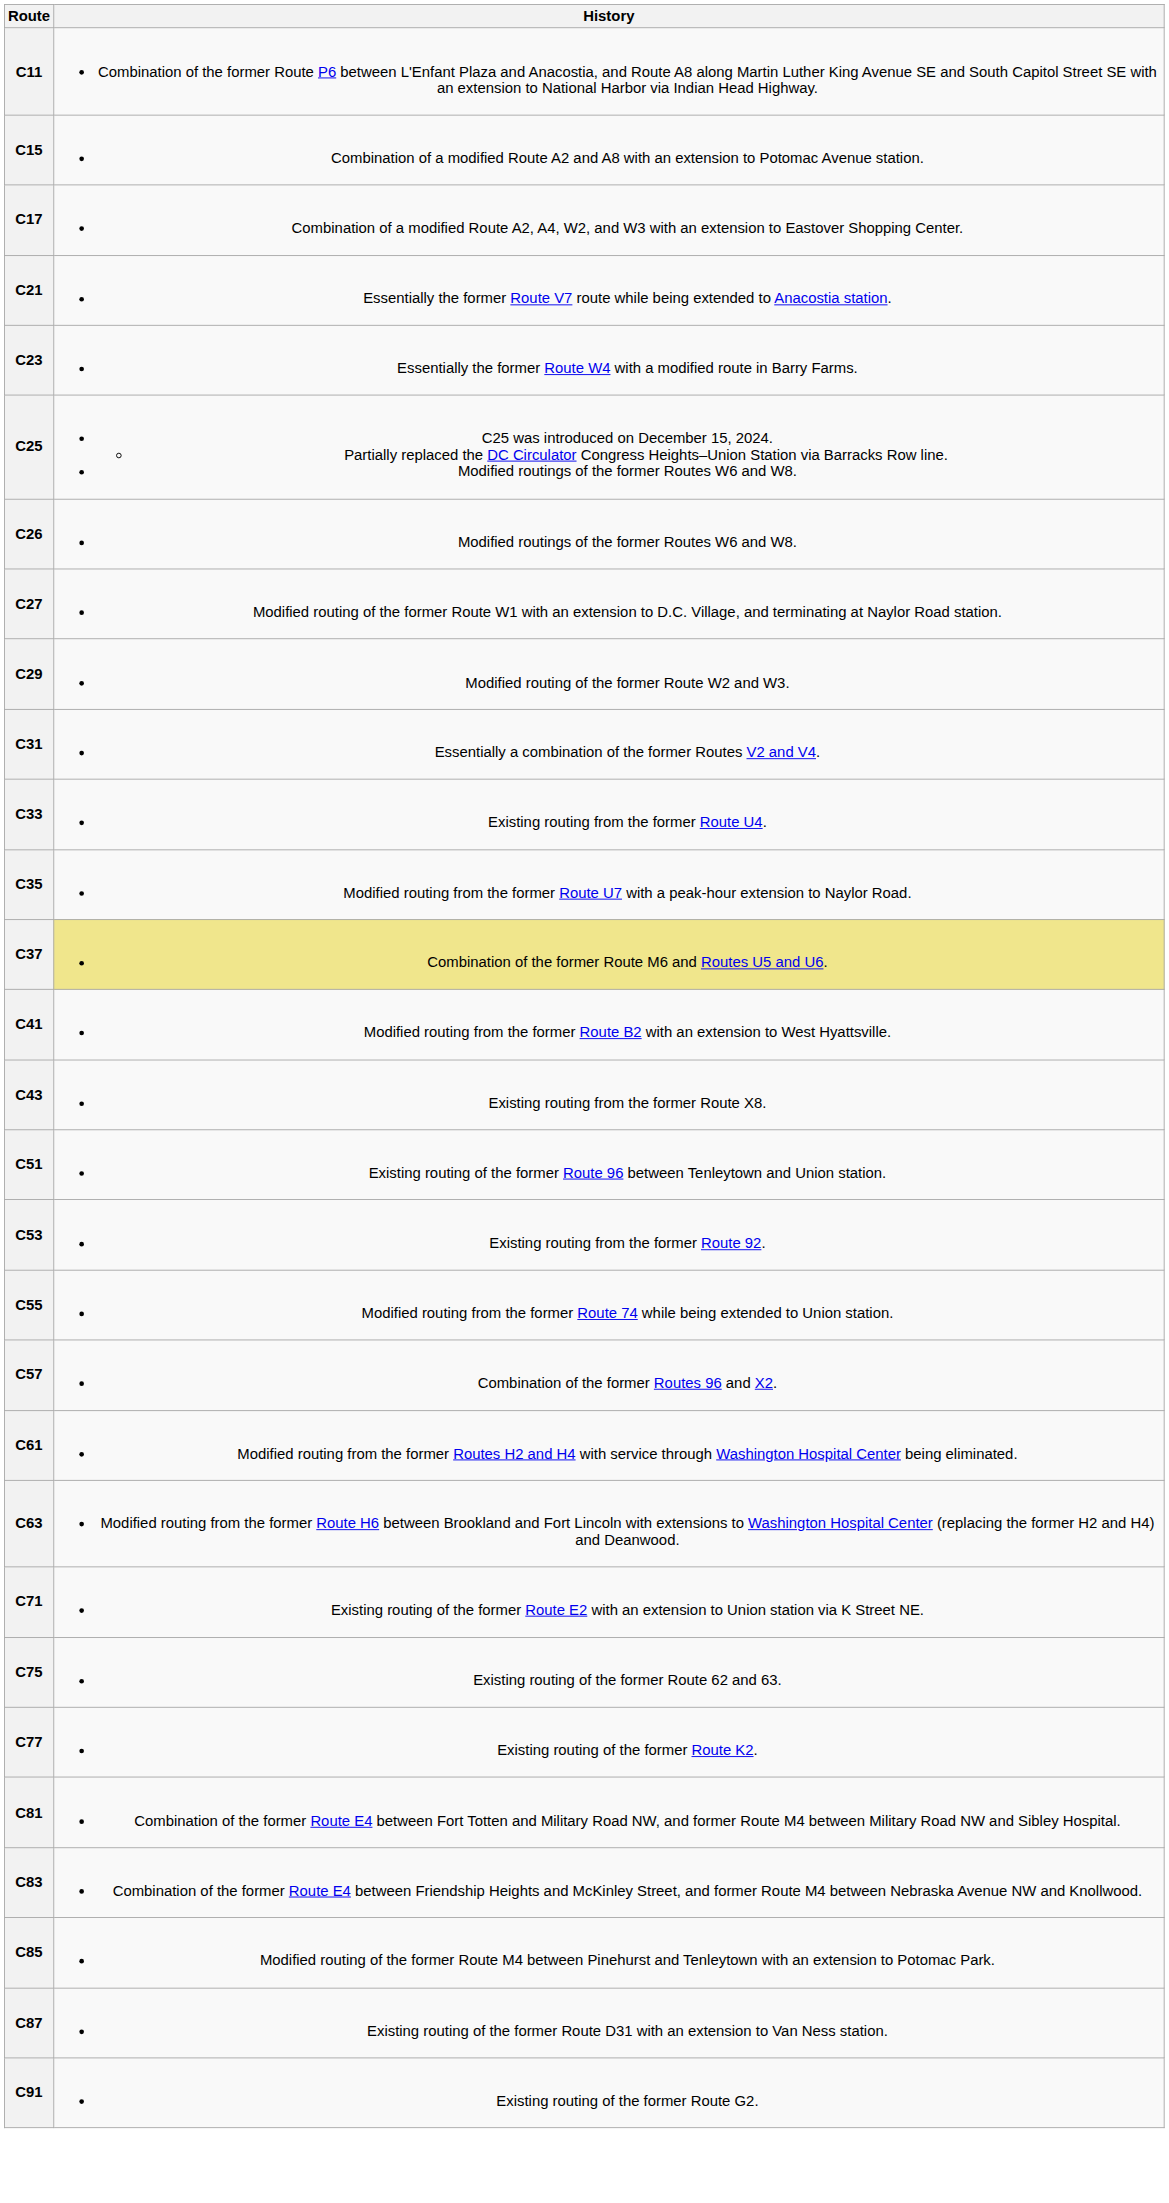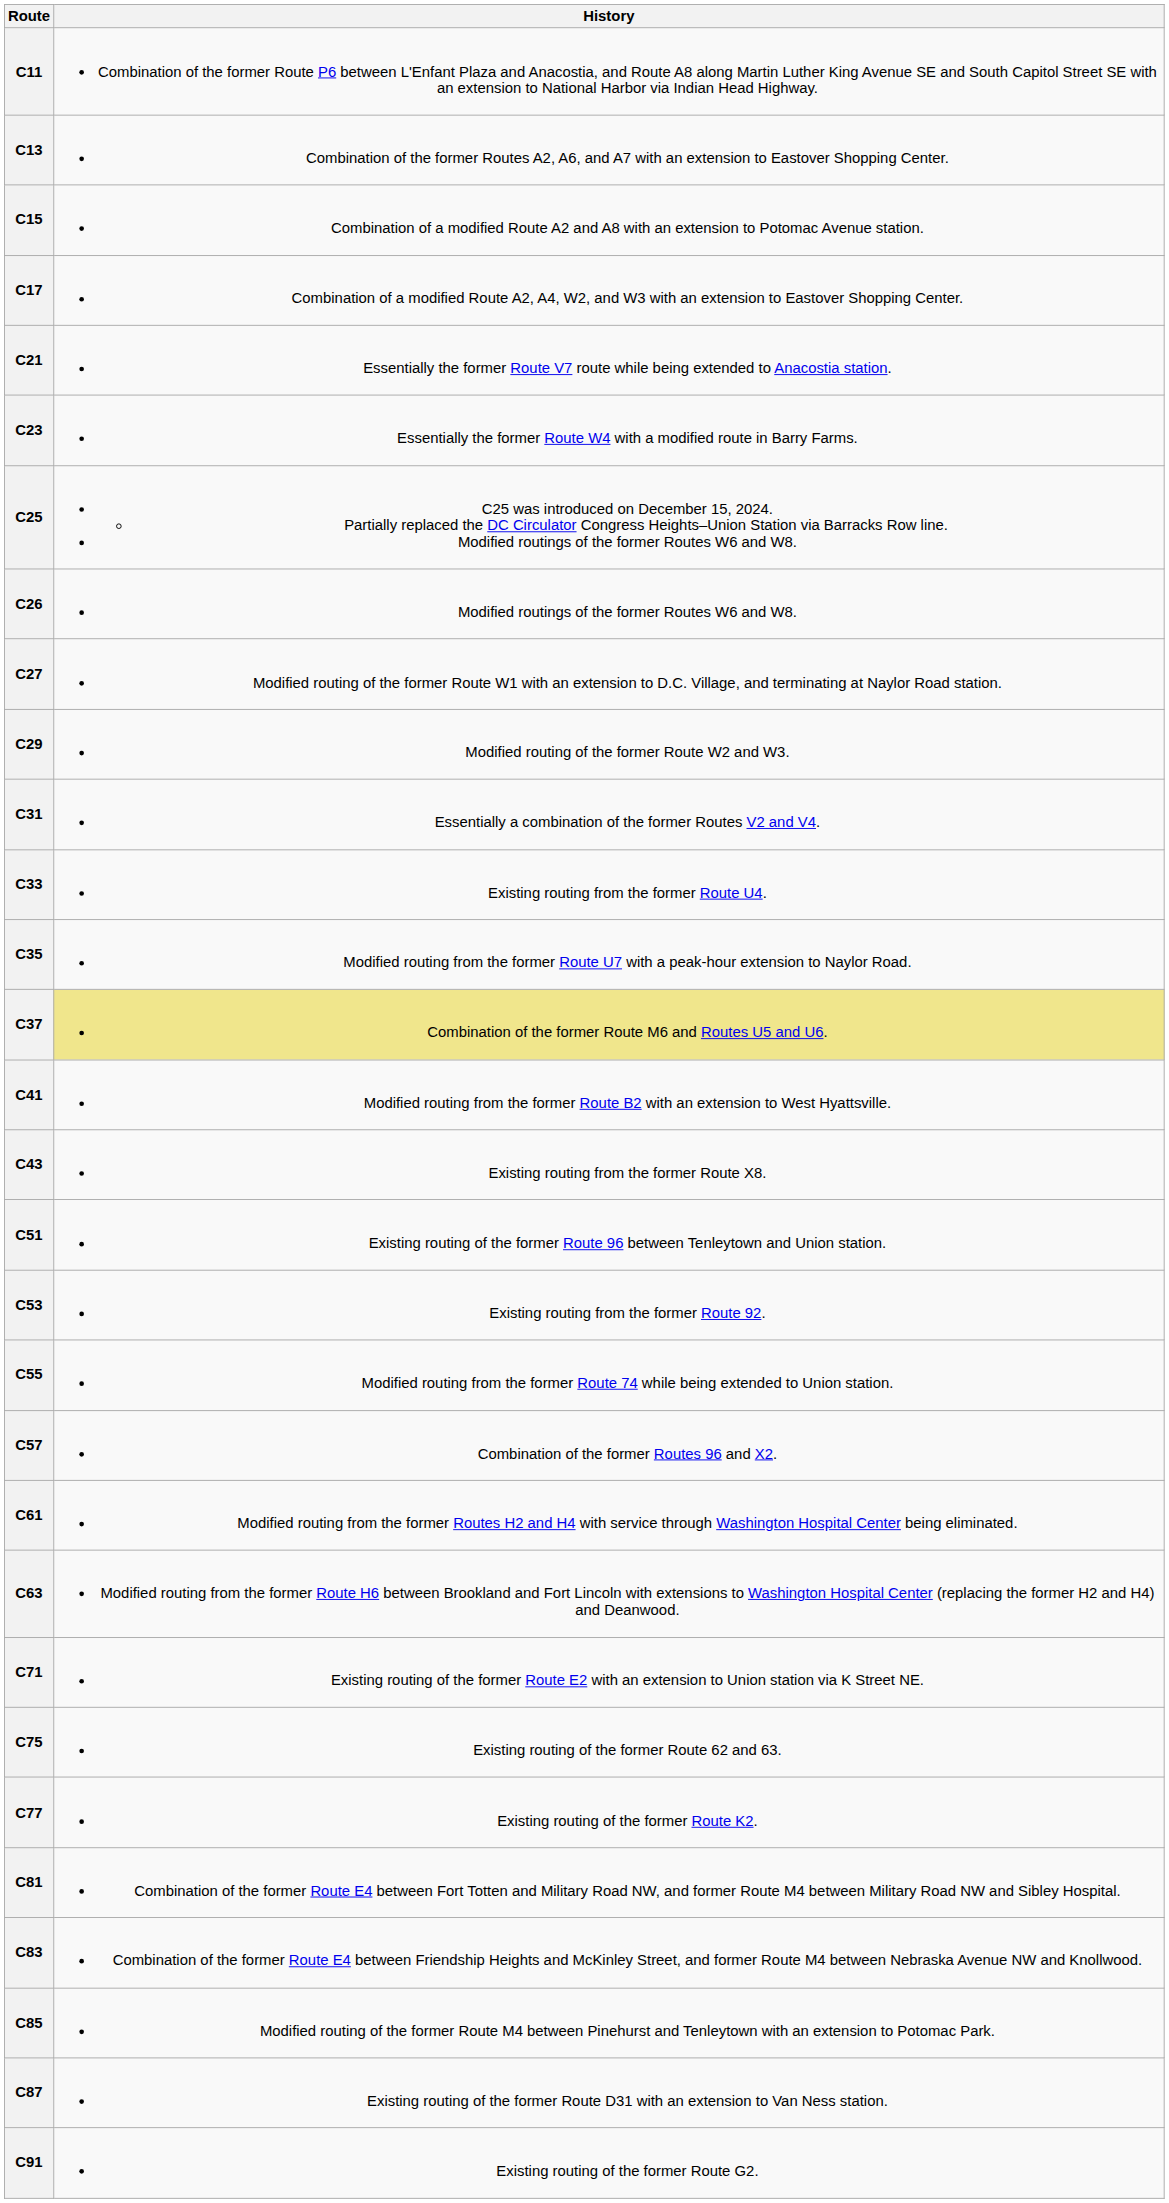+ row: (29, 149)
